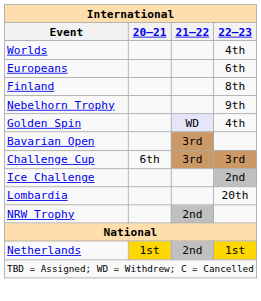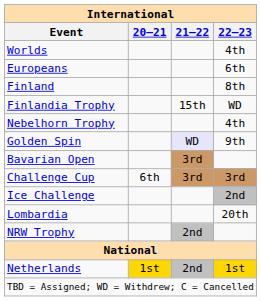+ row: (61, 105)
(235, 105) 9th -> (235, 123) 4th
(235, 123) 4th -> (235, 141) 9th
